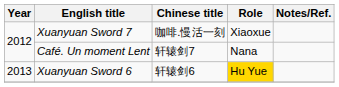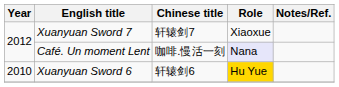(190, 31) 咖啡.慢活一刻 -> (175, 31) 轩辕剑7
(175, 51) 轩辕剑7 -> (190, 51) 咖啡.慢活一刻
(244, 52) no background -> (244, 52) lavender background
(19, 71) 2013 -> (19, 71) 2010
